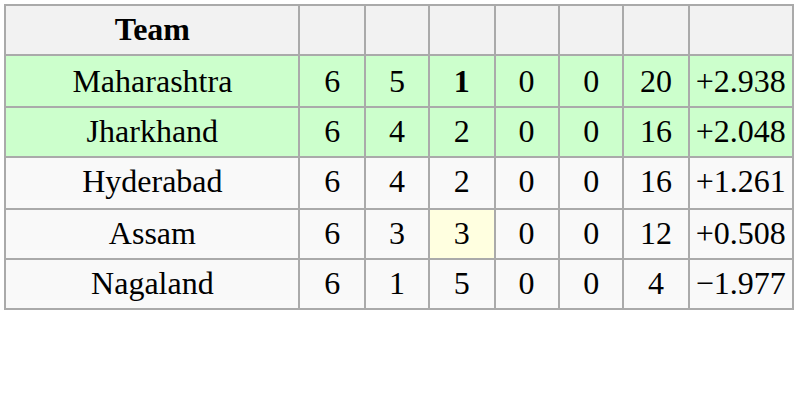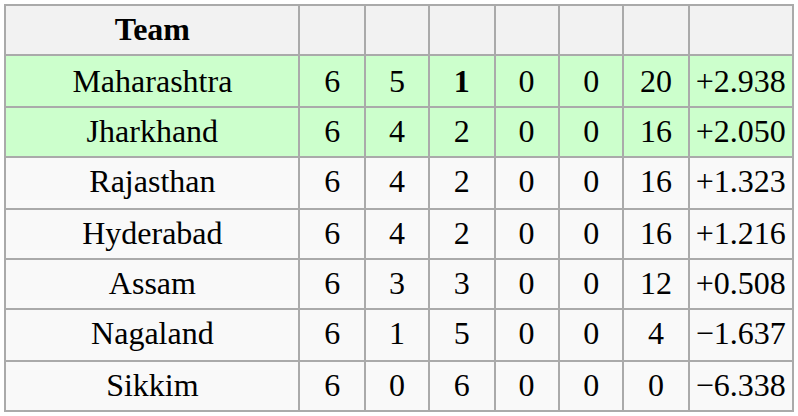(741, 131) +2.048 -> (741, 131) +2.050
+ row: (152, 182)
(741, 182) +1.261 -> (741, 232) +1.216
(462, 232) lightyellow background -> (462, 283) no background
(741, 283) −1.977 -> (741, 334) −1.637
+ row: (152, 385)
